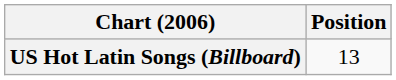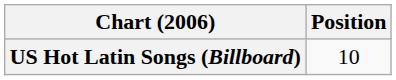(349, 56) 13 -> (349, 56) 10
